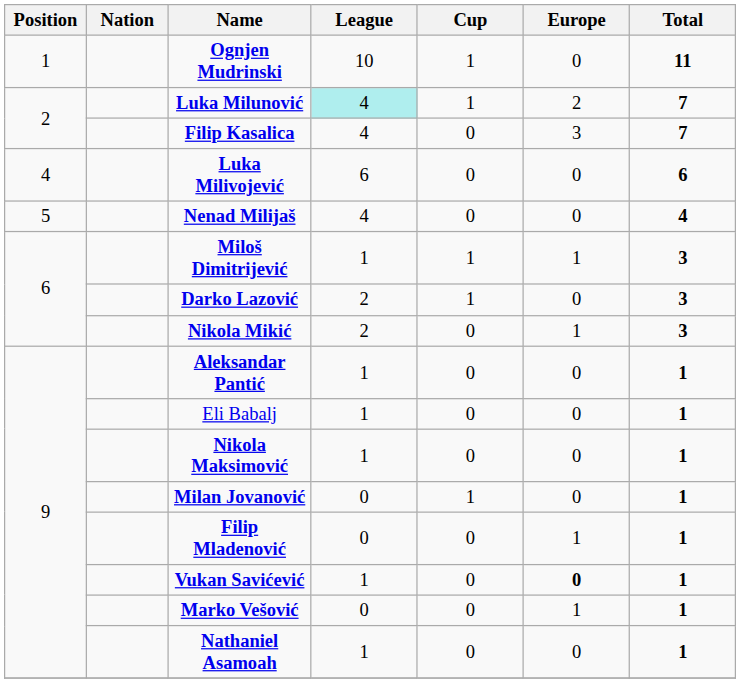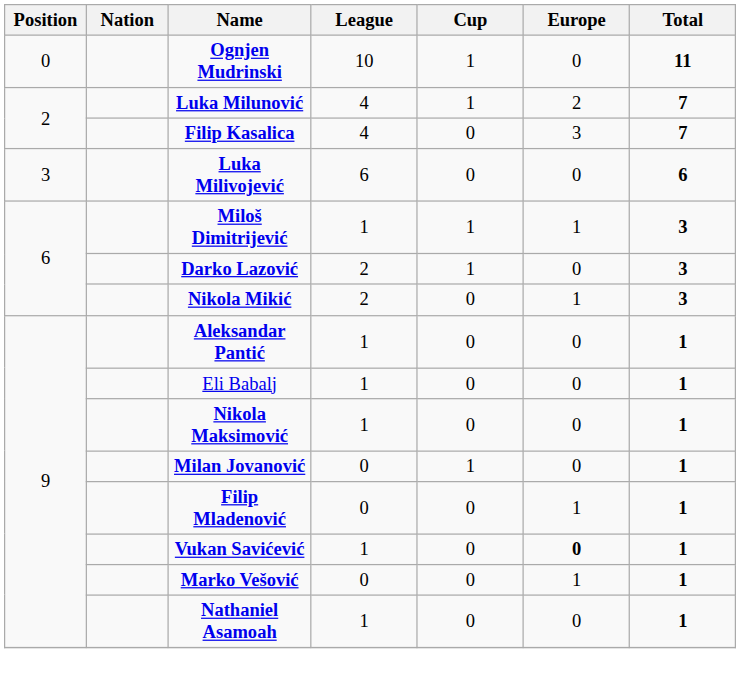(46, 61) 1 -> (46, 61) 0
(364, 103) paleturquoise background -> (364, 103) no background
(46, 175) 4 -> (46, 175) 3
- row: (240, 216)
